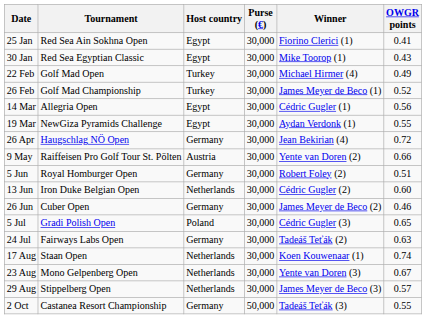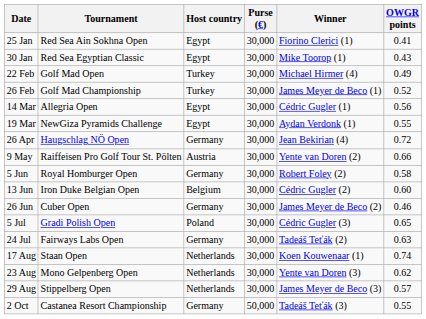(403, 173) 0.51 -> (403, 173) 0.58
(210, 190) Netherlands -> (203, 190) Belgium
(403, 272) 0.67 -> (403, 272) 0.62
